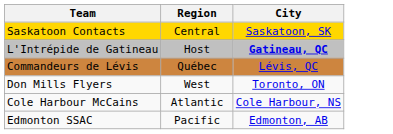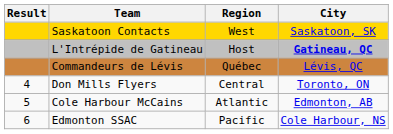+ column: (27, 13)
(197, 31) Central -> (242, 31) West
(197, 85) West -> (242, 85) Central
(288, 102) Cole Harbour, NS -> (333, 102) Edmonton, AB
(288, 120) Edmonton, AB -> (333, 120) Cole Harbour, NS
